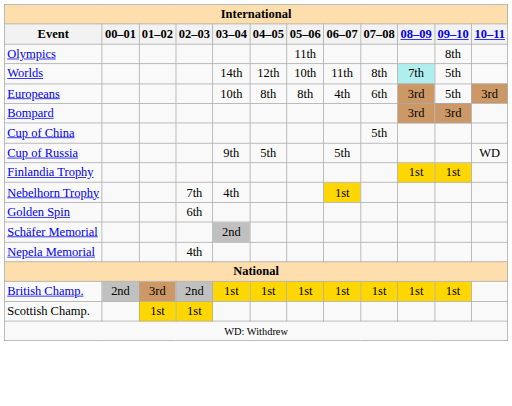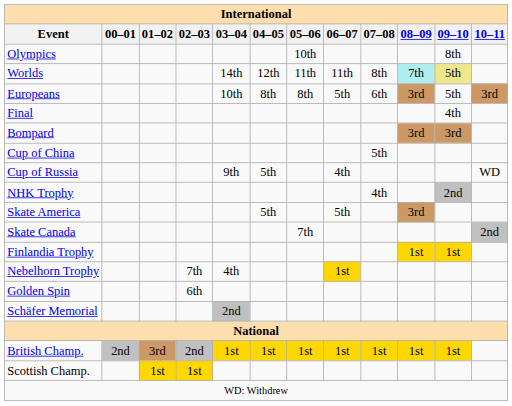(305, 53) 11th -> (305, 53) 10th
(305, 73) 10th -> (305, 73) 11th
(453, 73) no background -> (453, 73) khaki background
(342, 93) 4th -> (342, 93) 5th
+ row: (20, 113)
(342, 152) 5th -> (342, 172) 4th
+ row: (40, 192)
+ row: (44, 212)
+ row: (41, 232)
- row: (51, 251)
